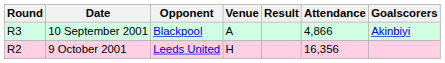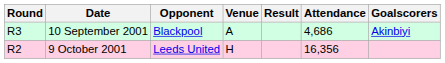(318, 31) 4,866 -> (318, 31) 4,686
